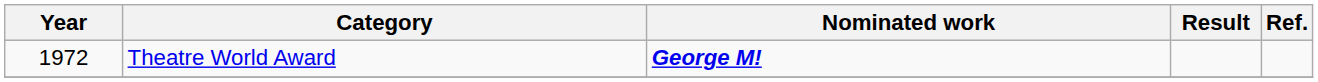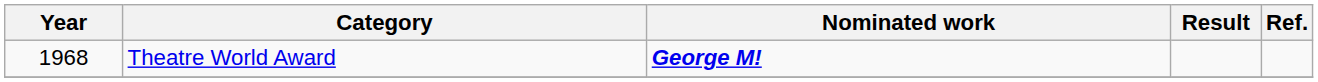(64, 57) 1972 -> (64, 57) 1968
